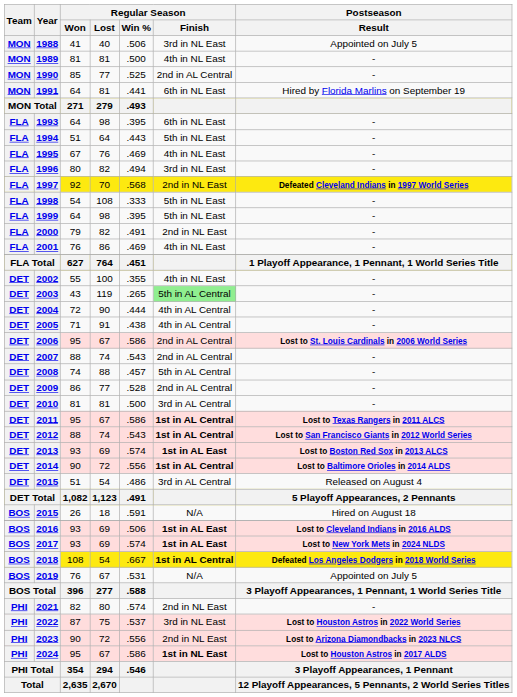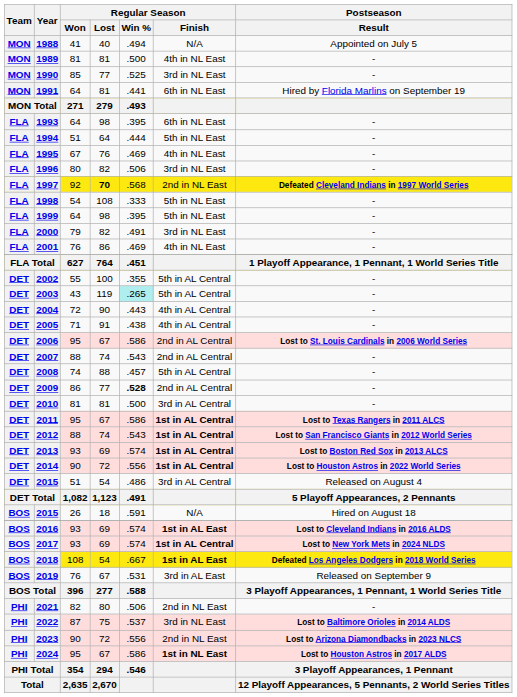(136, 44) .506 -> (136, 44) .494
(194, 44) 3rd in NL East -> (194, 44) N/A
(194, 75) 2nd in AL Central -> (194, 75) 3rd in NL East
(136, 137) .443 -> (136, 137) .444
(136, 169) .494 -> (136, 169) .506
(104, 184) normal -> (104, 184) bold
(194, 231) 2nd in NL East -> (194, 231) 3rd in NL East
(194, 278) 4th in NL East -> (194, 278) 5th in AL Central
(136, 294) no background -> (136, 294) paleturquoise background
(194, 294) lightgreen background -> (194, 294) no background
(136, 310) .444 -> (136, 310) .443
(136, 388) normal -> (136, 388) bold
(194, 450) 1st in AL East -> (194, 450) 1st in AL Central
(374, 467) Lost to Baltimore Orioles in 2014 ALDS -> (374, 467) Lost to Houston Astros in 2022 World Series
(136, 528) .506 -> (136, 528) .574
(194, 544) 1st in AL East -> (194, 544) 1st in AL Central
(194, 560) 1st in AL Central -> (194, 560) 1st in AL East
(194, 575) N/A -> (194, 575) 3rd in AL East
(374, 575) Appointed on July 5 -> (374, 575) Released on September 9
(136, 607) .574 -> (136, 607) .506
(374, 623) Lost to Houston Astros in 2022 World Series -> (374, 623) Lost to Baltimore Orioles in 2014 ALDS
